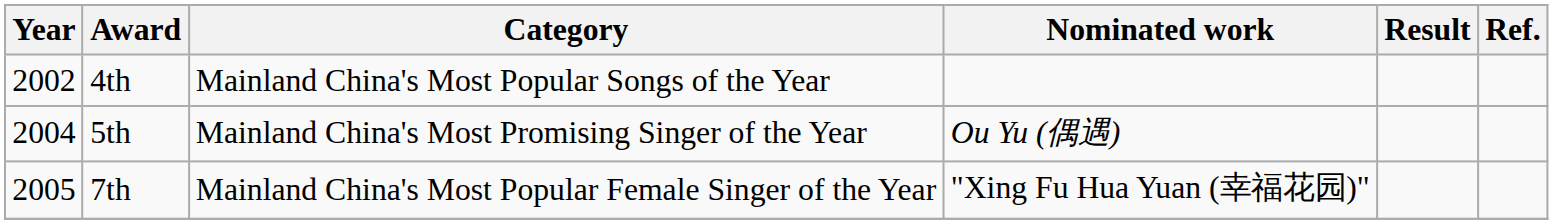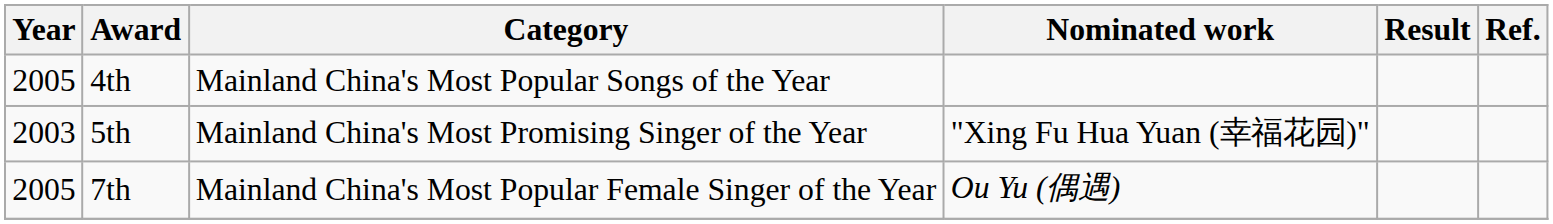(44, 79) 2002 -> (44, 79) 2005
(44, 133) 2004 -> (44, 133) 2003
(1036, 132) Ou Yu (偶遇) -> (1160, 132) "Xing Fu Hua Yuan (幸福花园)"
(1160, 188) "Xing Fu Hua Yuan (幸福花园)" -> (1036, 188) Ou Yu (偶遇)
